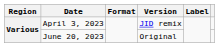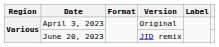(161, 23) JID remix -> (158, 23) Original
(158, 36) Original -> (161, 36) JID remix
